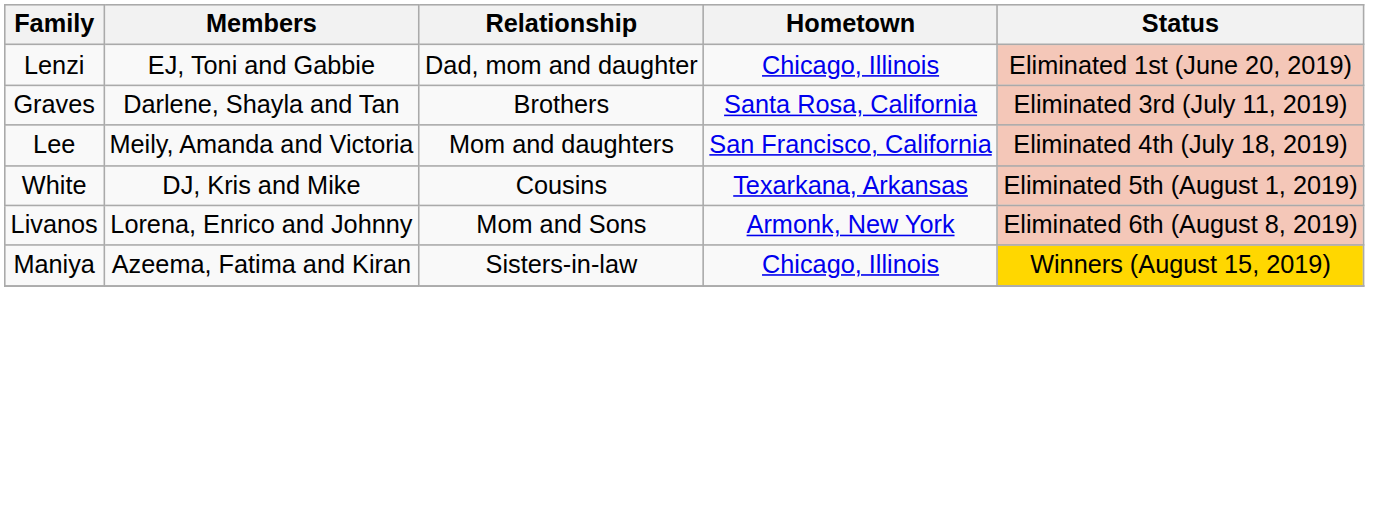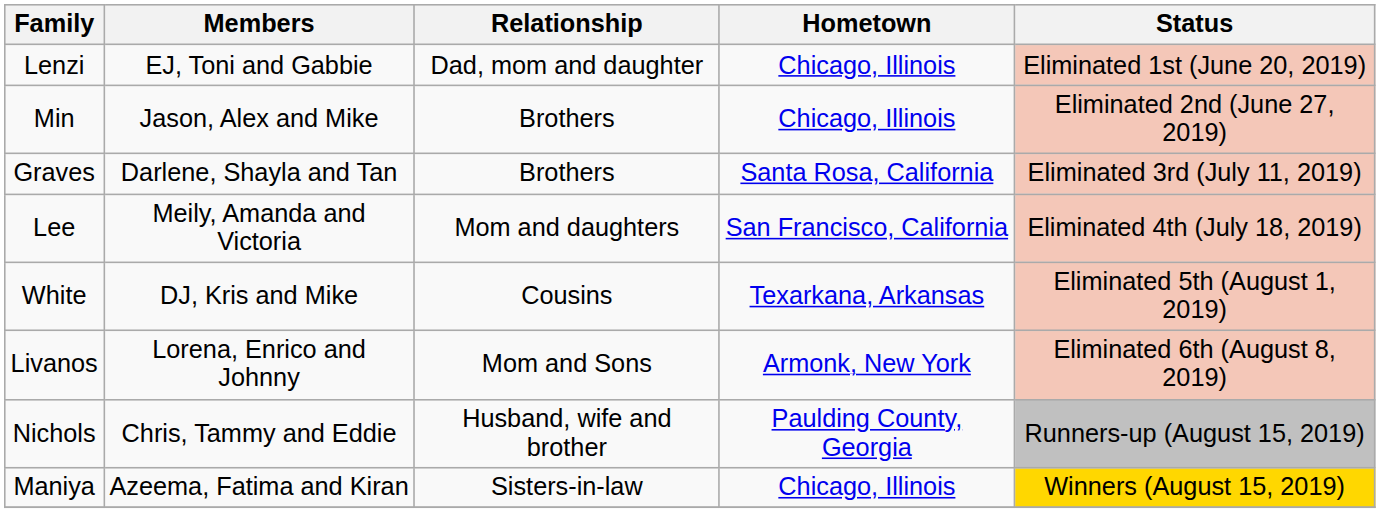+ row: (54, 118)
+ row: (54, 433)
